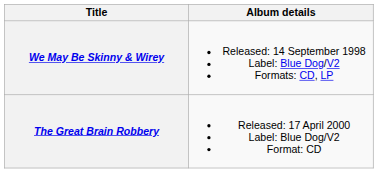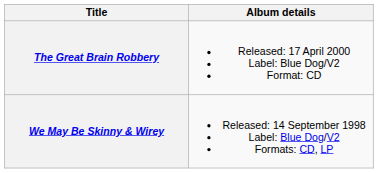rows swapped: (97, 58) <-> (97, 131)
